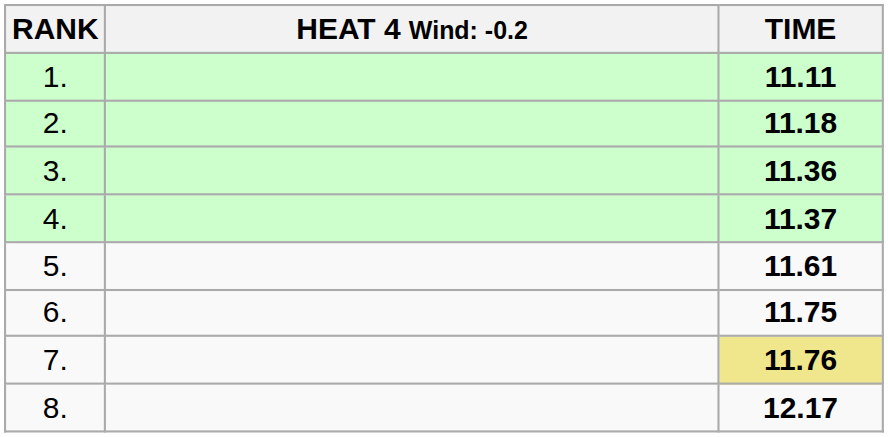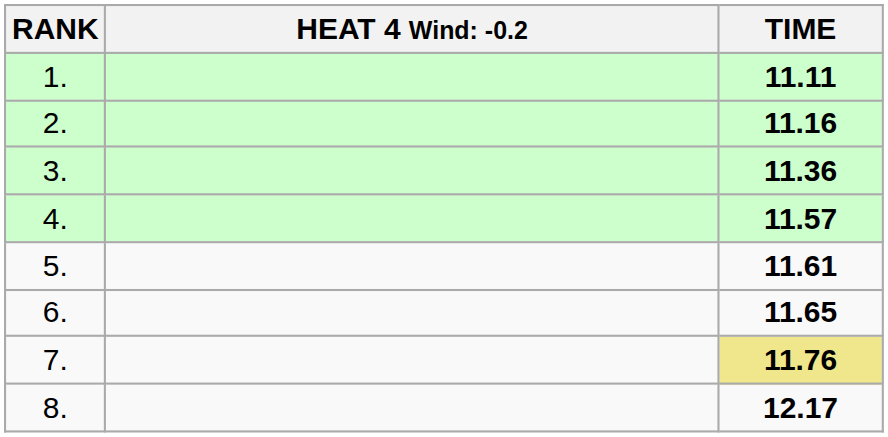(801, 124) 11.18 -> (801, 124) 11.16
(801, 218) 11.37 -> (801, 218) 11.57
(801, 313) 11.75 -> (801, 313) 11.65
